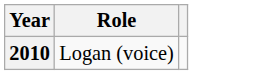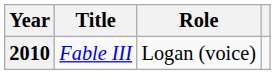+ column: (96, 20)
